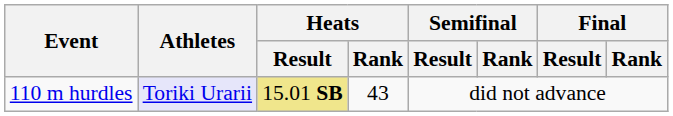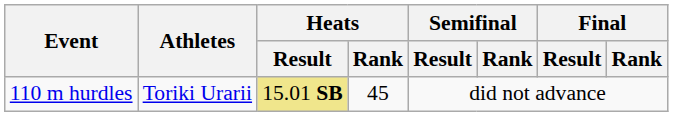(197, 93) lavender background -> (197, 93) no background
(378, 93) 43 -> (378, 93) 45
